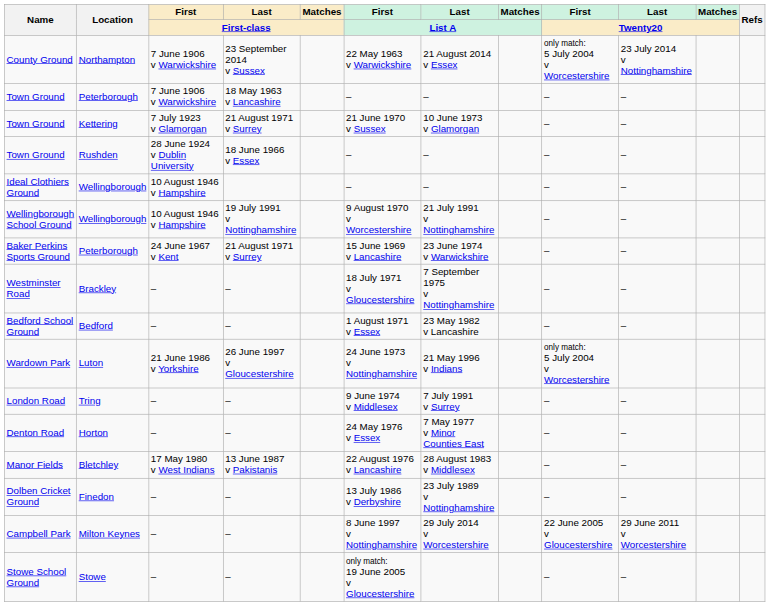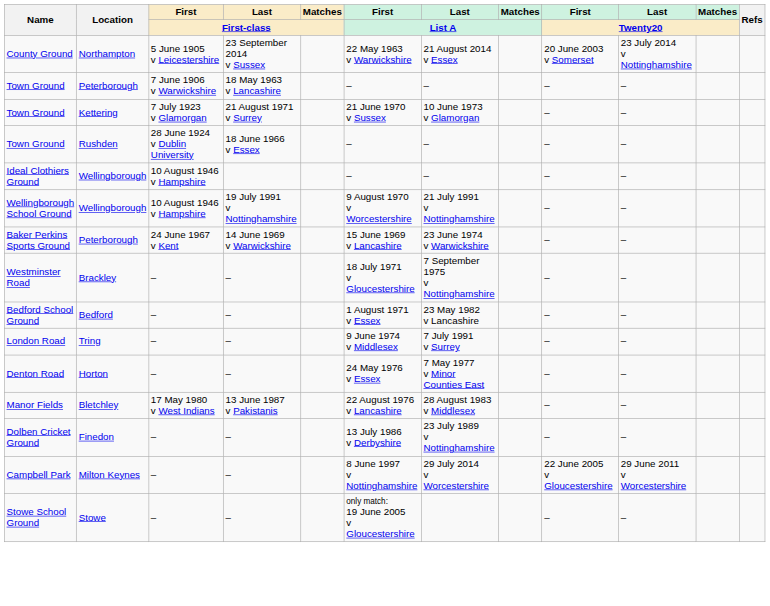(183, 59) 7 June 1906 v Warwickshire -> (185, 54) 5 June 1905 v Leicestershire
(577, 60) only match: 5 July 2004 v Worcestershire -> (574, 54) 20 June 2003 v Somerset
(259, 251) 21 August 1971 v Surrey -> (258, 240) 14 June 1969 v Warwickshire
- row: (38, 363)
